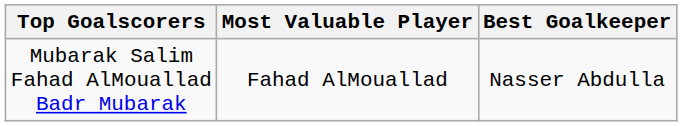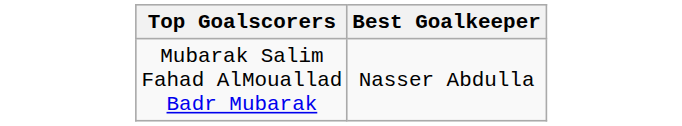- column: (347, 22)
